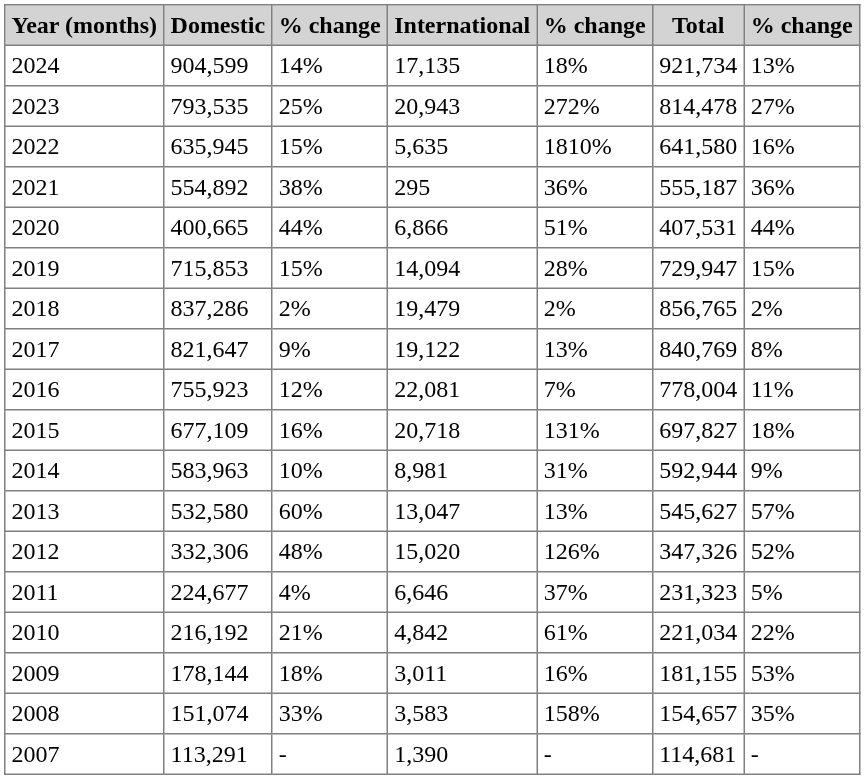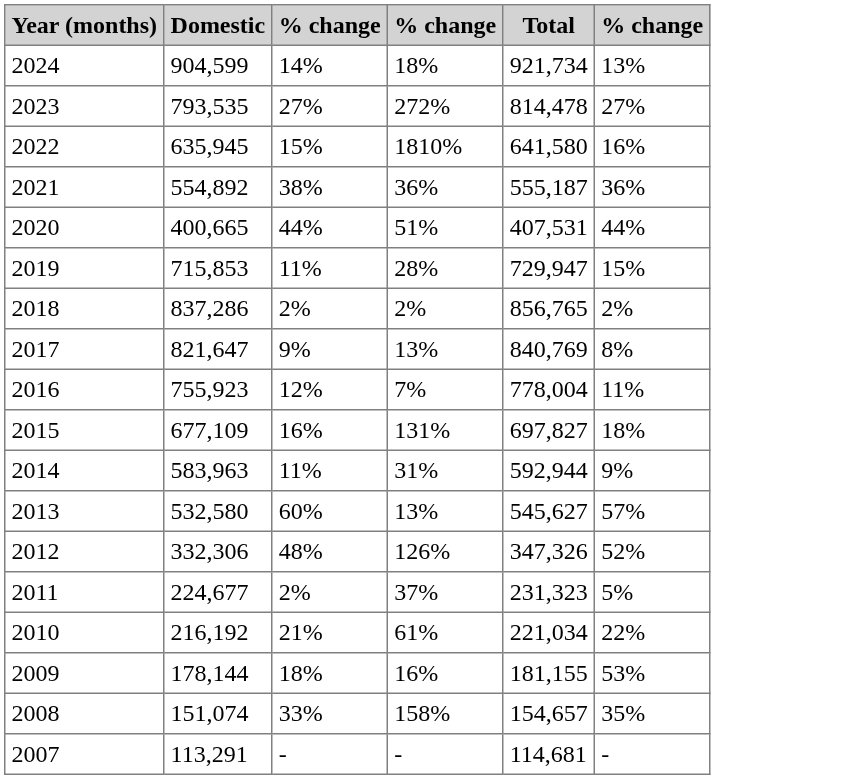- column: (462, 24)
(301, 105) 25% -> (301, 105) 27%
(301, 267) 15% -> (300, 267) 11%
(301, 470) 10% -> (300, 470) 11%
(295, 591) 4% -> (295, 591) 2%
